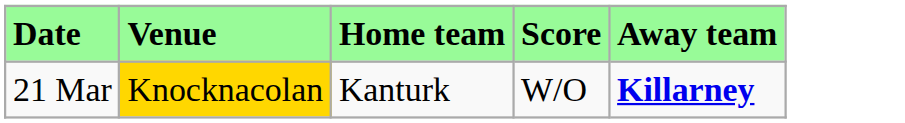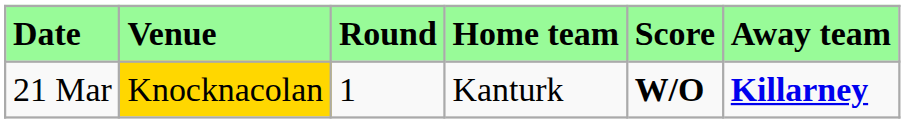+ column: (388, 32)
(554, 88) normal -> (670, 88) bold
